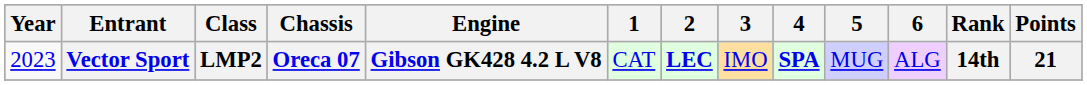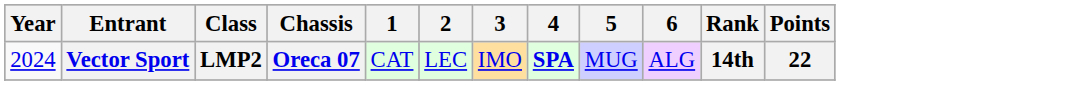- column: (486, 22)
(33, 60) 2023 -> (33, 60) 2024
(689, 60) bold -> (446, 60) normal
(1046, 60) 21 -> (800, 60) 22
